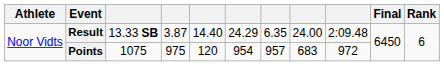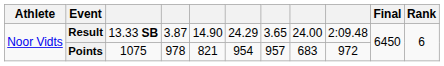(208, 33) 14.40 -> (208, 33) 14.90
(275, 33) 6.35 -> (275, 33) 3.65
(175, 52) 975 -> (175, 52) 978
(208, 52) 120 -> (208, 52) 821
